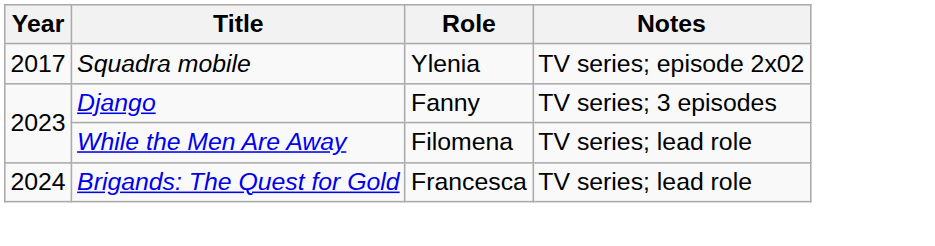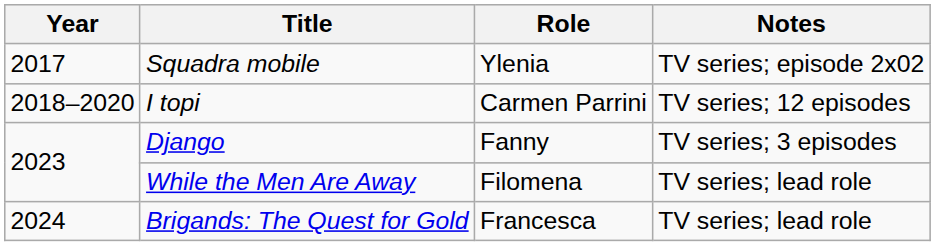+ row: (173, 102)
